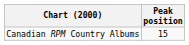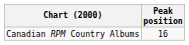(163, 34) 15 -> (163, 34) 16
